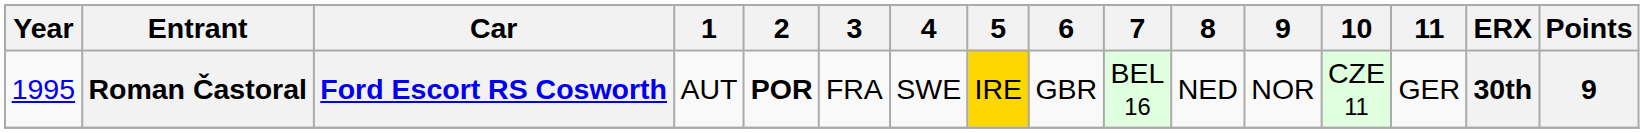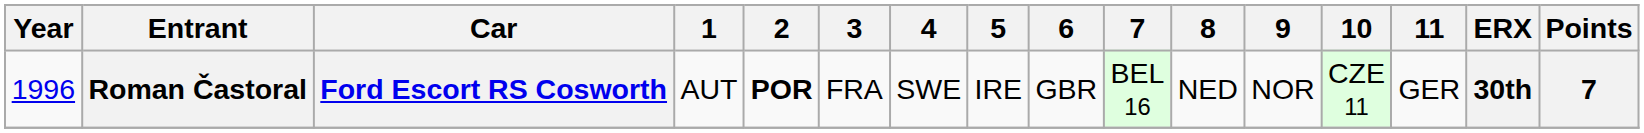(43, 89) 1995 -> (43, 89) 1996
(998, 89) gold background -> (998, 89) no background
(1589, 89) 9 -> (1589, 89) 7
